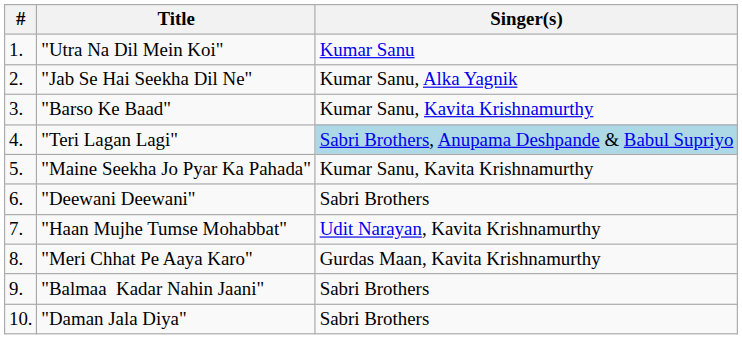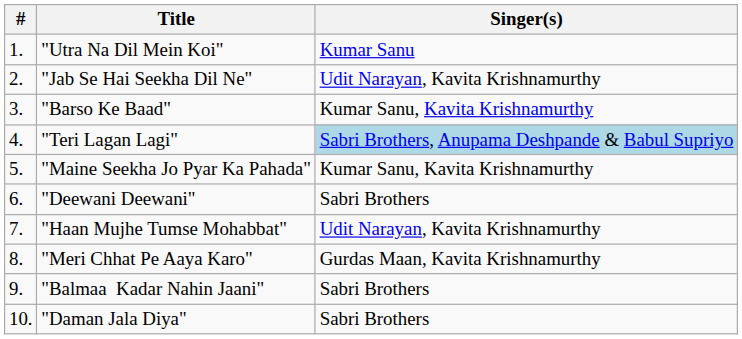(419, 79) Kumar Sanu, Alka Yagnik -> (460, 79) Udit Narayan, Kavita Krishnamurthy
